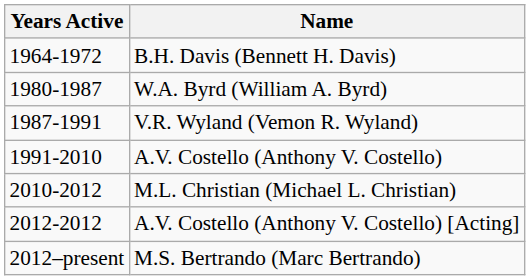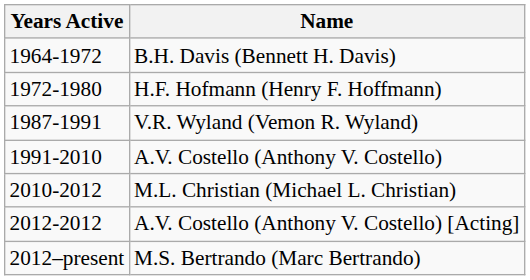+ row: (288, 88)
- row: (261, 88)
